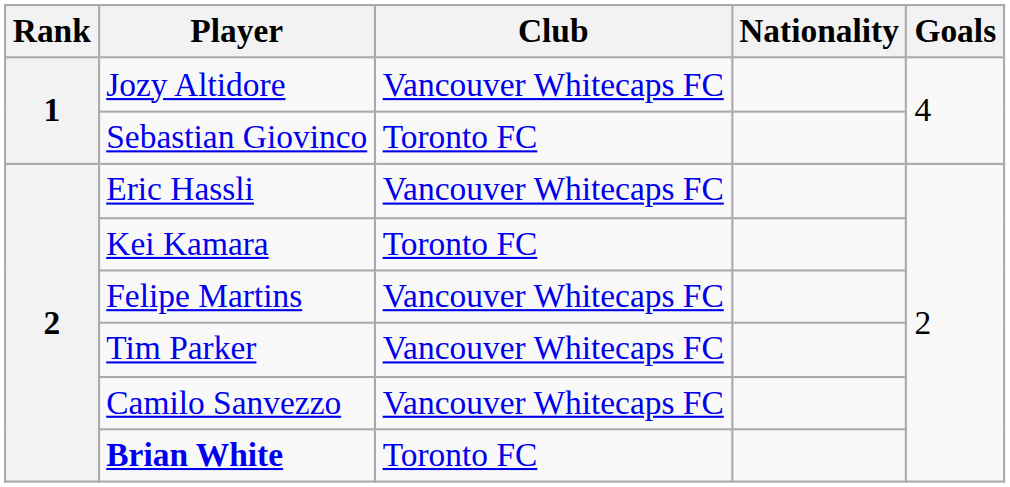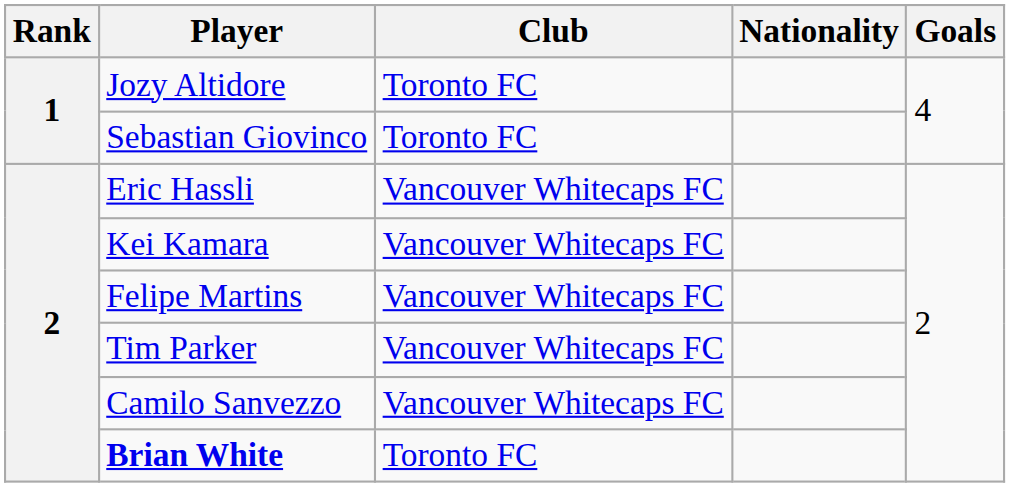(553, 84) Vancouver Whitecaps FC -> (460, 84) Toronto FC
(460, 243) Toronto FC -> (553, 243) Vancouver Whitecaps FC
